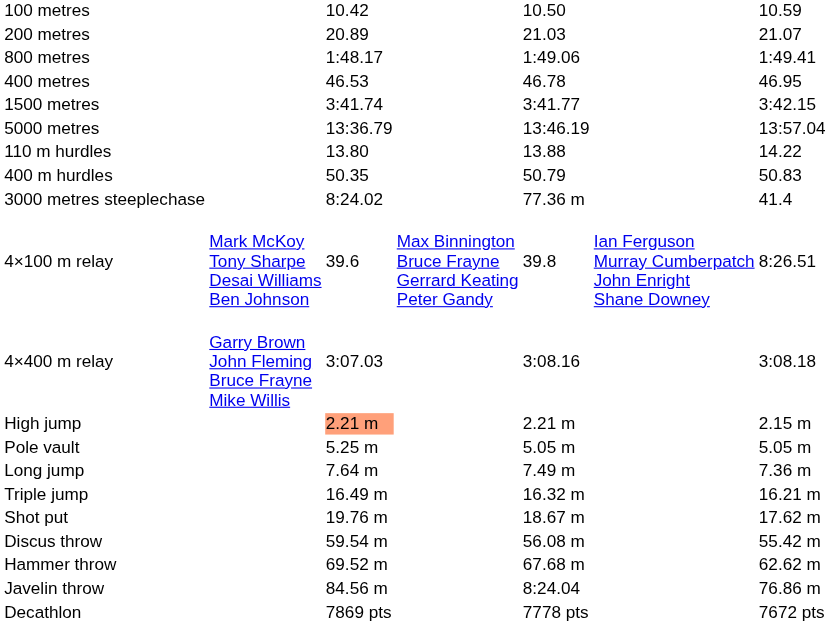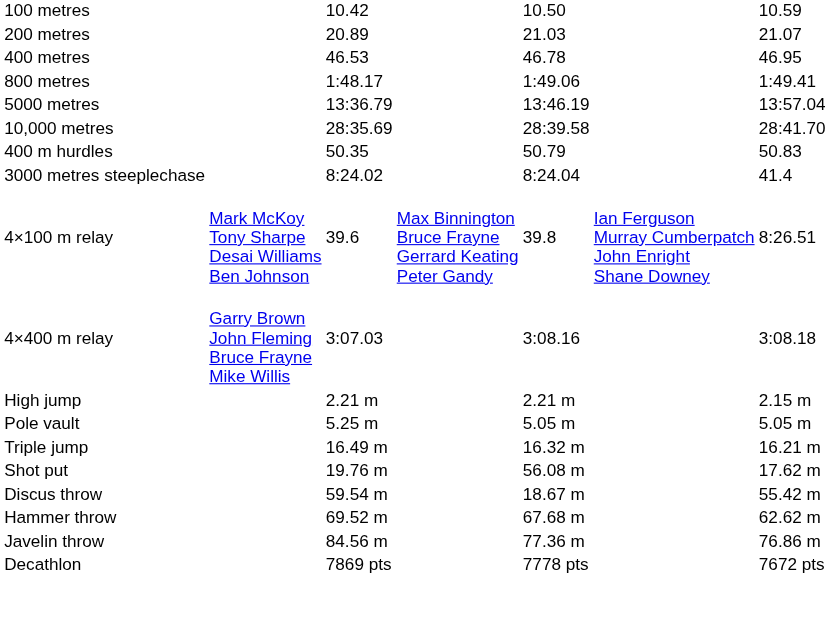rows swapped: (47, 81) <-> (47, 57)
- row: (52, 104)
+ row: (59, 128)
- row: (58, 152)
(554, 199) 77.36 m -> (551, 175) 8:24.04
(352, 423) lightsalmon background -> (352, 400) no background
- row: (44, 470)
(554, 517) 18.67 m -> (554, 470) 56.08 m
(554, 541) 56.08 m -> (554, 494) 18.67 m
(551, 588) 8:24.04 -> (554, 541) 77.36 m
